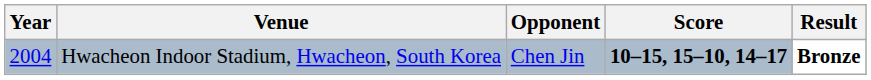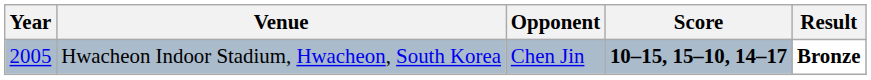(30, 56) 2004 -> (30, 56) 2005
